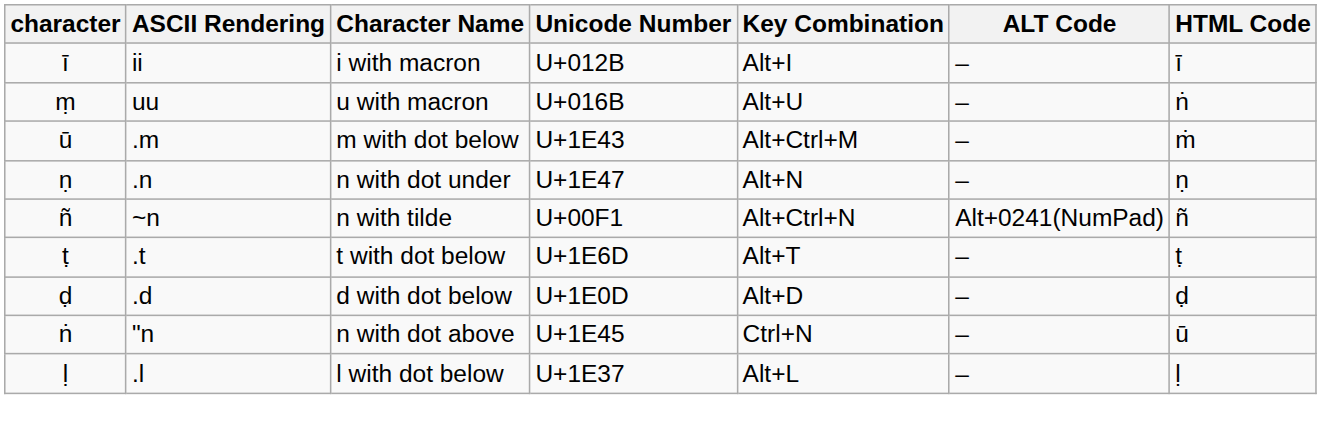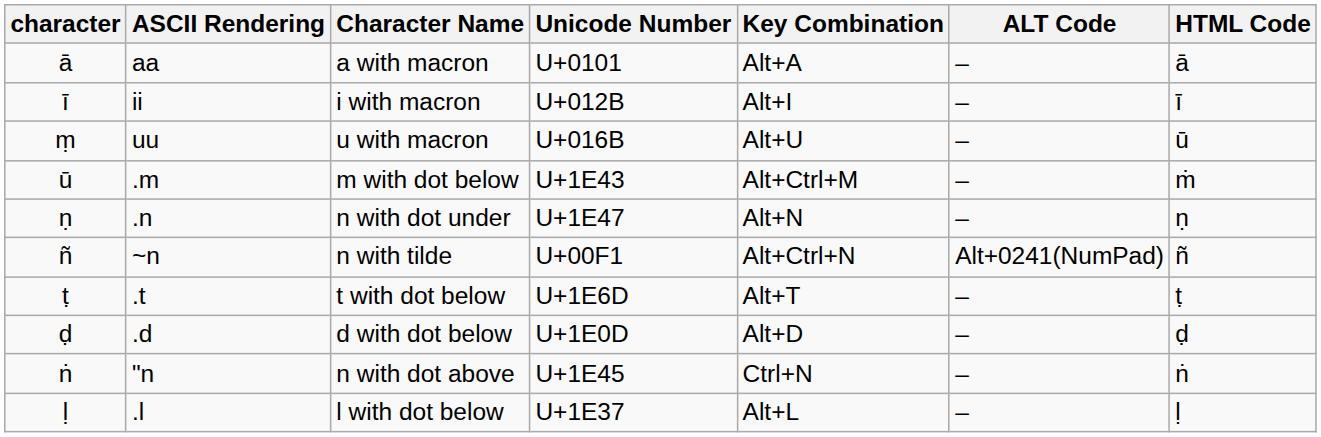+ row: (413, 62)
(1182, 101) ṅ -> (1182, 140) ū
(1182, 334) ū -> (1182, 373) ṅ
